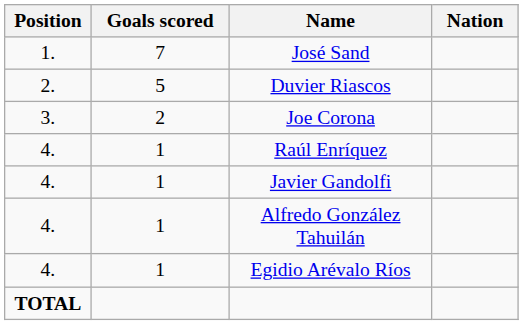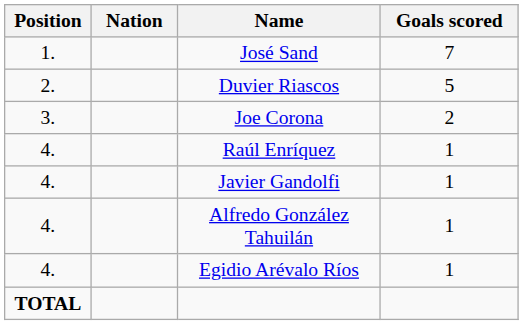columns swapped: (475, 20) <-> (160, 20)
